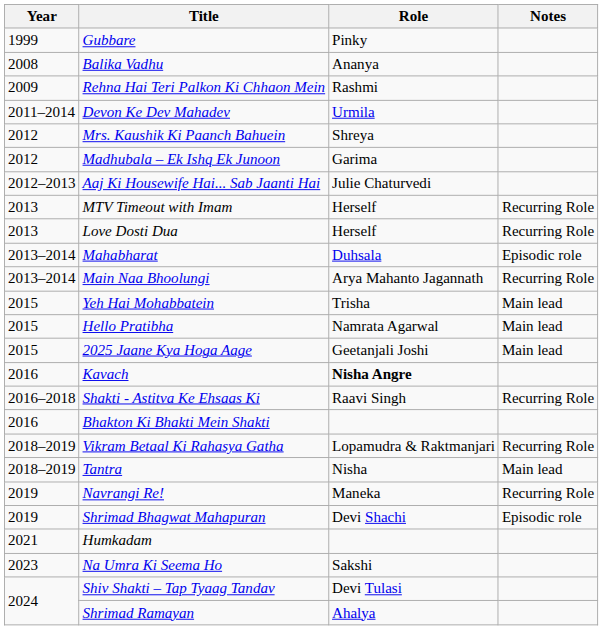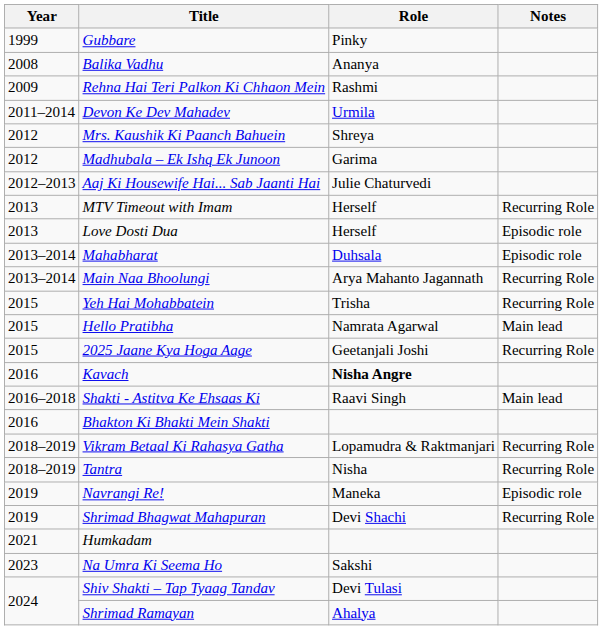(548, 231) Recurring Role -> (542, 231) Episodic role
(532, 302) Main lead -> (548, 302) Recurring Role
(532, 350) Main lead -> (548, 350) Recurring Role
(548, 398) Recurring Role -> (532, 398) Main lead
(532, 469) Main lead -> (548, 469) Recurring Role
(548, 493) Recurring Role -> (542, 493) Episodic role
(542, 517) Episodic role -> (548, 517) Recurring Role
